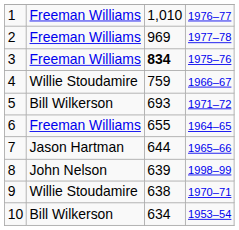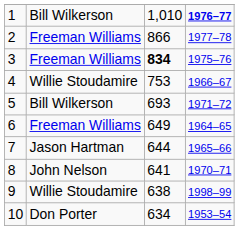(85, 15) Freeman Williams -> (71, 15) Bill Wilkerson
(210, 15) normal -> (210, 15) bold
(159, 37) 969 -> (159, 37) 866
(159, 81) 759 -> (159, 81) 753
(159, 125) 655 -> (159, 125) 649
(159, 170) 639 -> (159, 170) 641
(210, 170) 1998–99 -> (210, 170) 1970–71
(210, 192) 1970–71 -> (210, 192) 1998–99
(71, 214) Bill Wilkerson -> (63, 214) Don Porter
